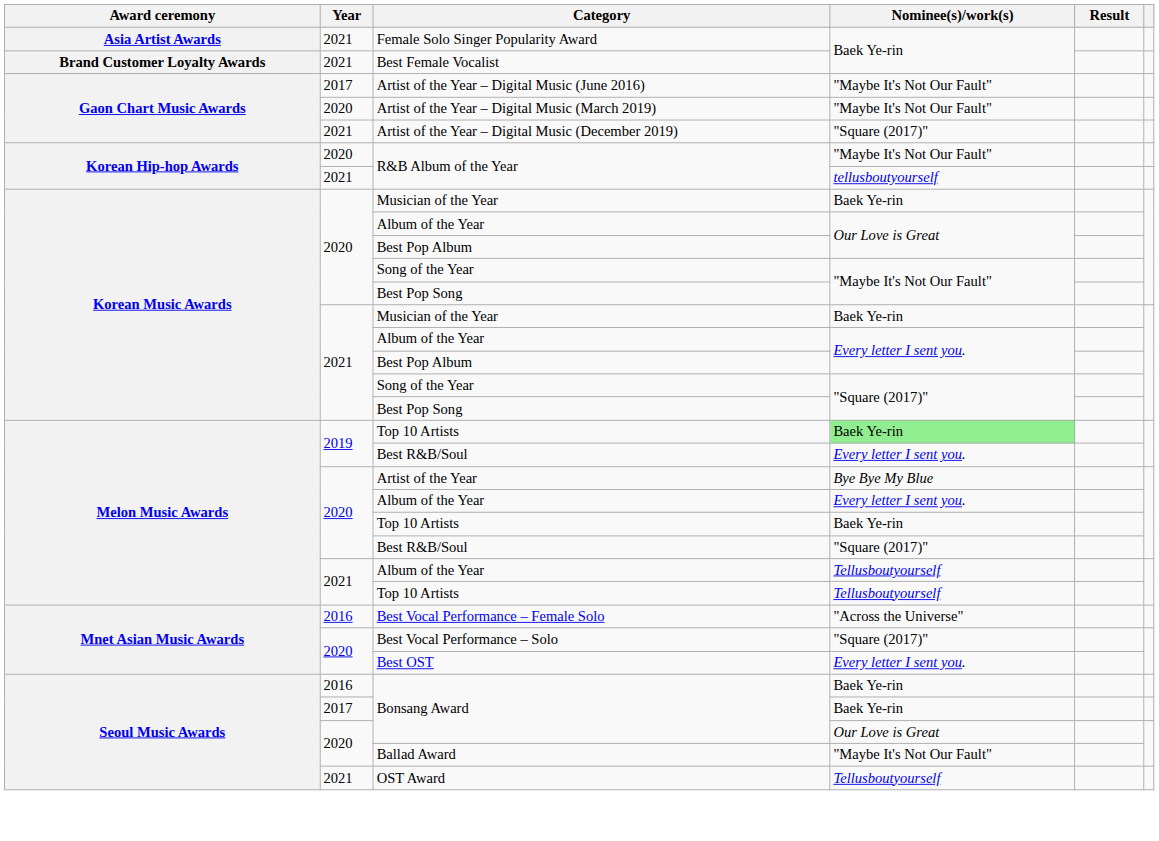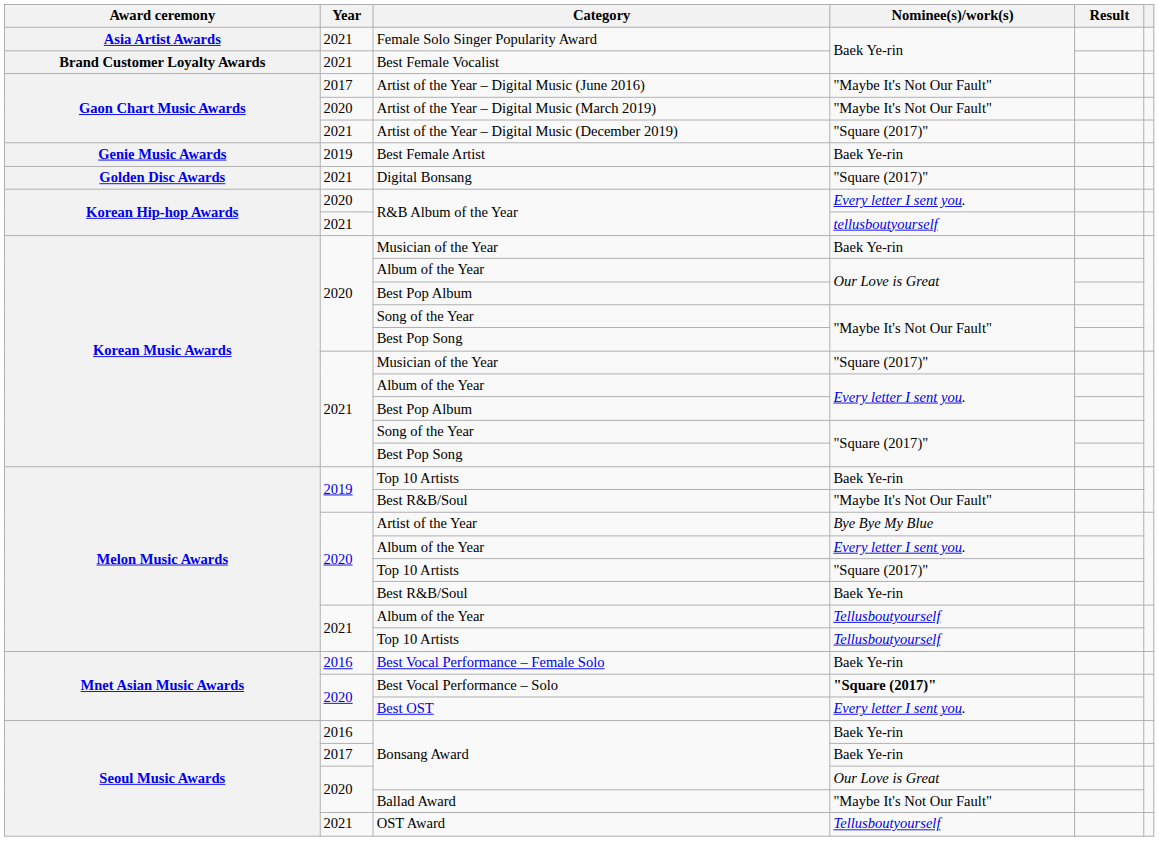+ row: (338, 154)
+ row: (338, 177)
(913, 154) "Maybe It's Not Our Fault" -> (900, 200) Every letter I sent you.
(868, 316) Baek Ye-rin -> (881, 362) "Square (2017)"
(868, 431) lightgreen background -> (868, 477) no background
(900, 454) Every letter I sent you. -> (913, 500) "Maybe It's Not Our Fault"
(868, 524) Baek Ye-rin -> (881, 570) "Square (2017)"
(881, 547) "Square (2017)" -> (868, 593) Baek Ye-rin
(898, 616) "Across the Universe" -> (868, 662) Baek Ye-rin
(881, 639) normal -> (885, 685) bold
